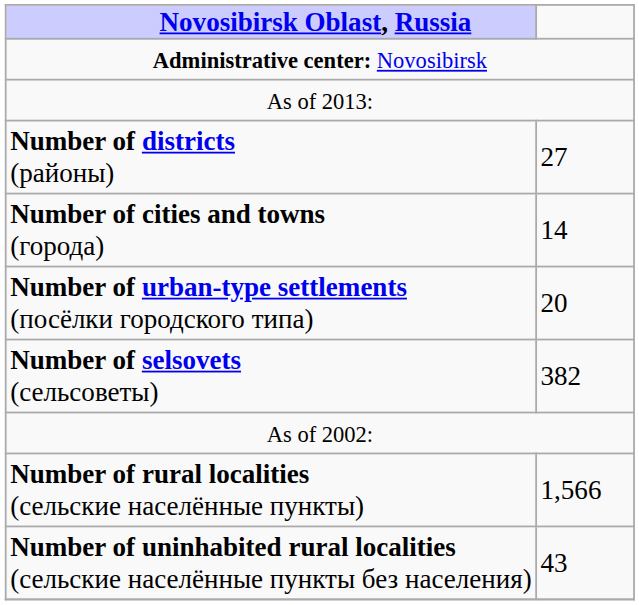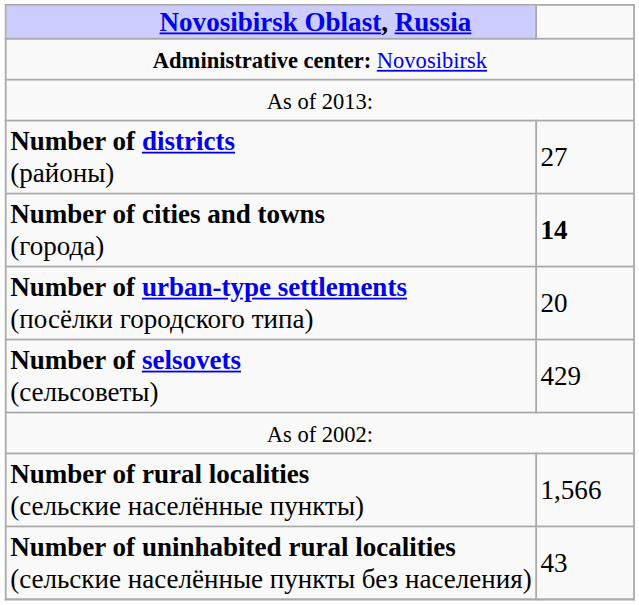(554, 229) normal -> (554, 229) bold
(561, 375) 382 -> (561, 375) 429
